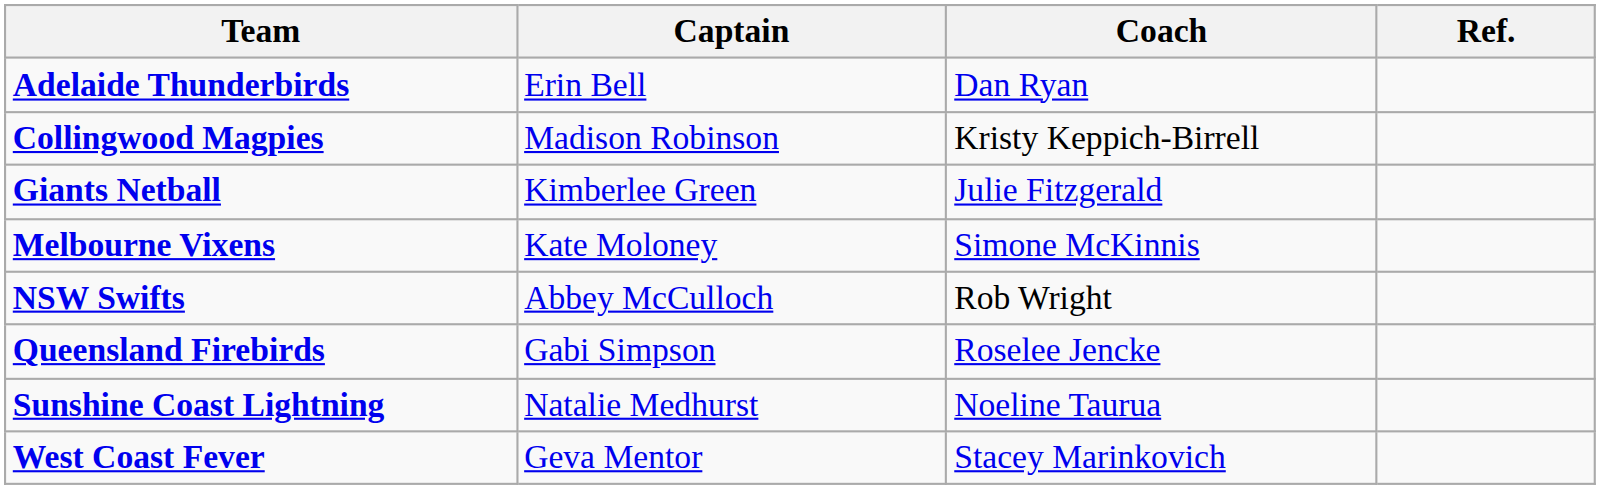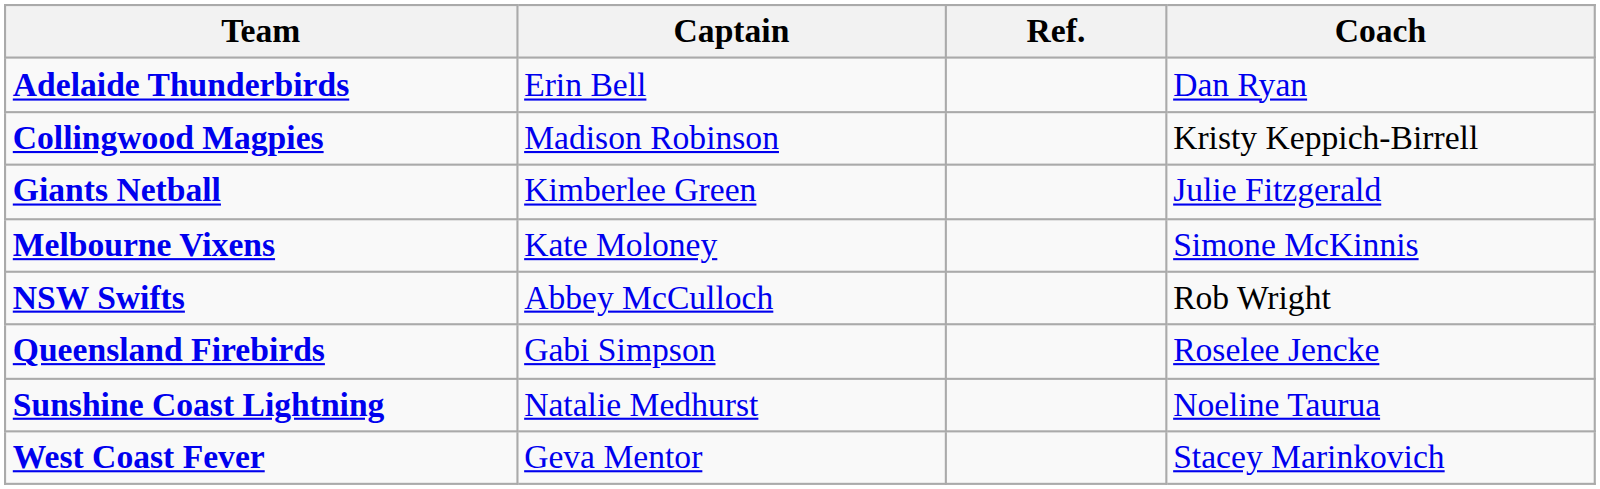columns swapped: (1162, 31) <-> (1486, 31)
